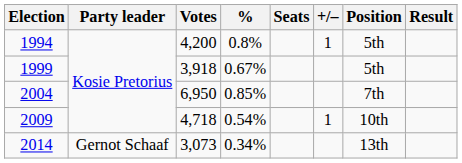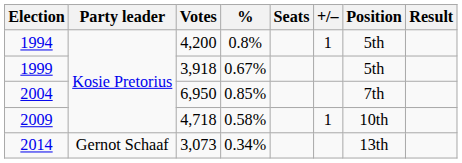(245, 119) 0.54% -> (245, 119) 0.58%
